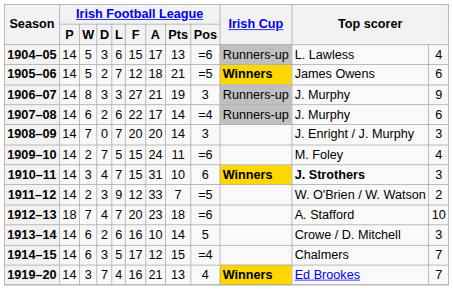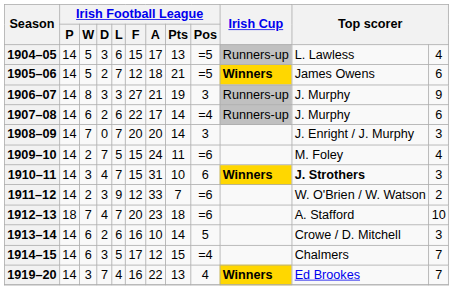(205, 54) =6 -> (205, 54) =5
(205, 194) =5 -> (205, 194) =6
(155, 275) 21 -> (155, 275) 22
